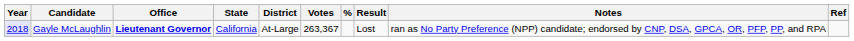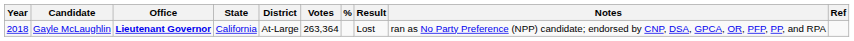(18, 28) lavender background -> (18, 28) no background
(321, 28) 263,367 -> (321, 28) 263,364
